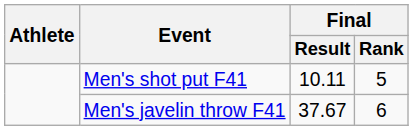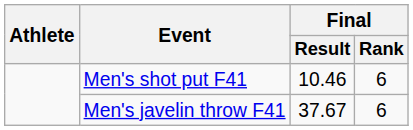(322, 80) 10.11 -> (322, 80) 10.46
(381, 80) 5 -> (381, 80) 6
